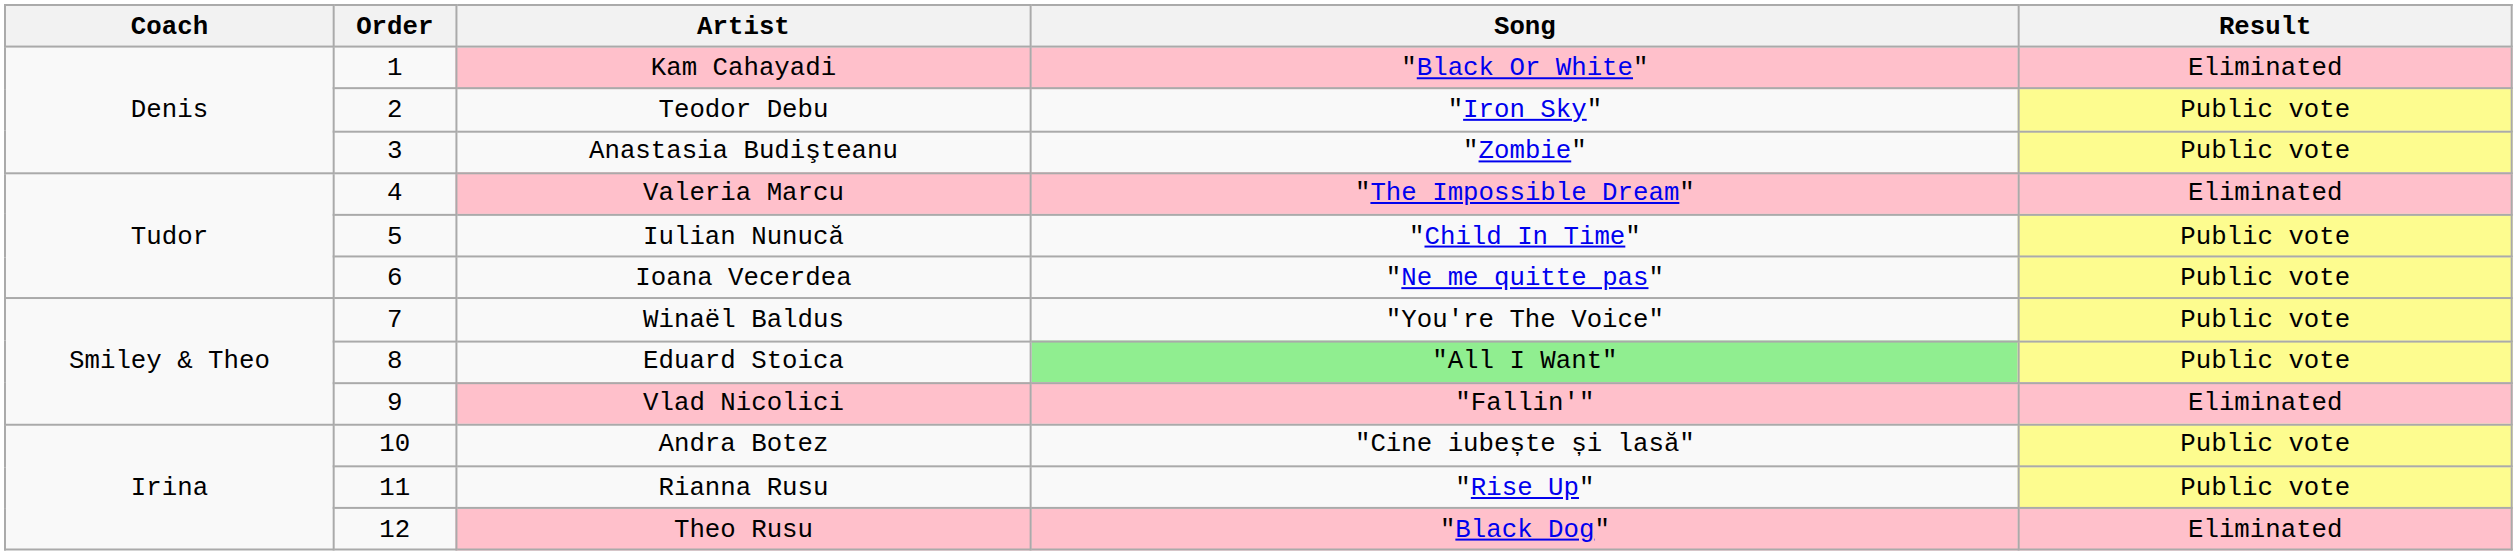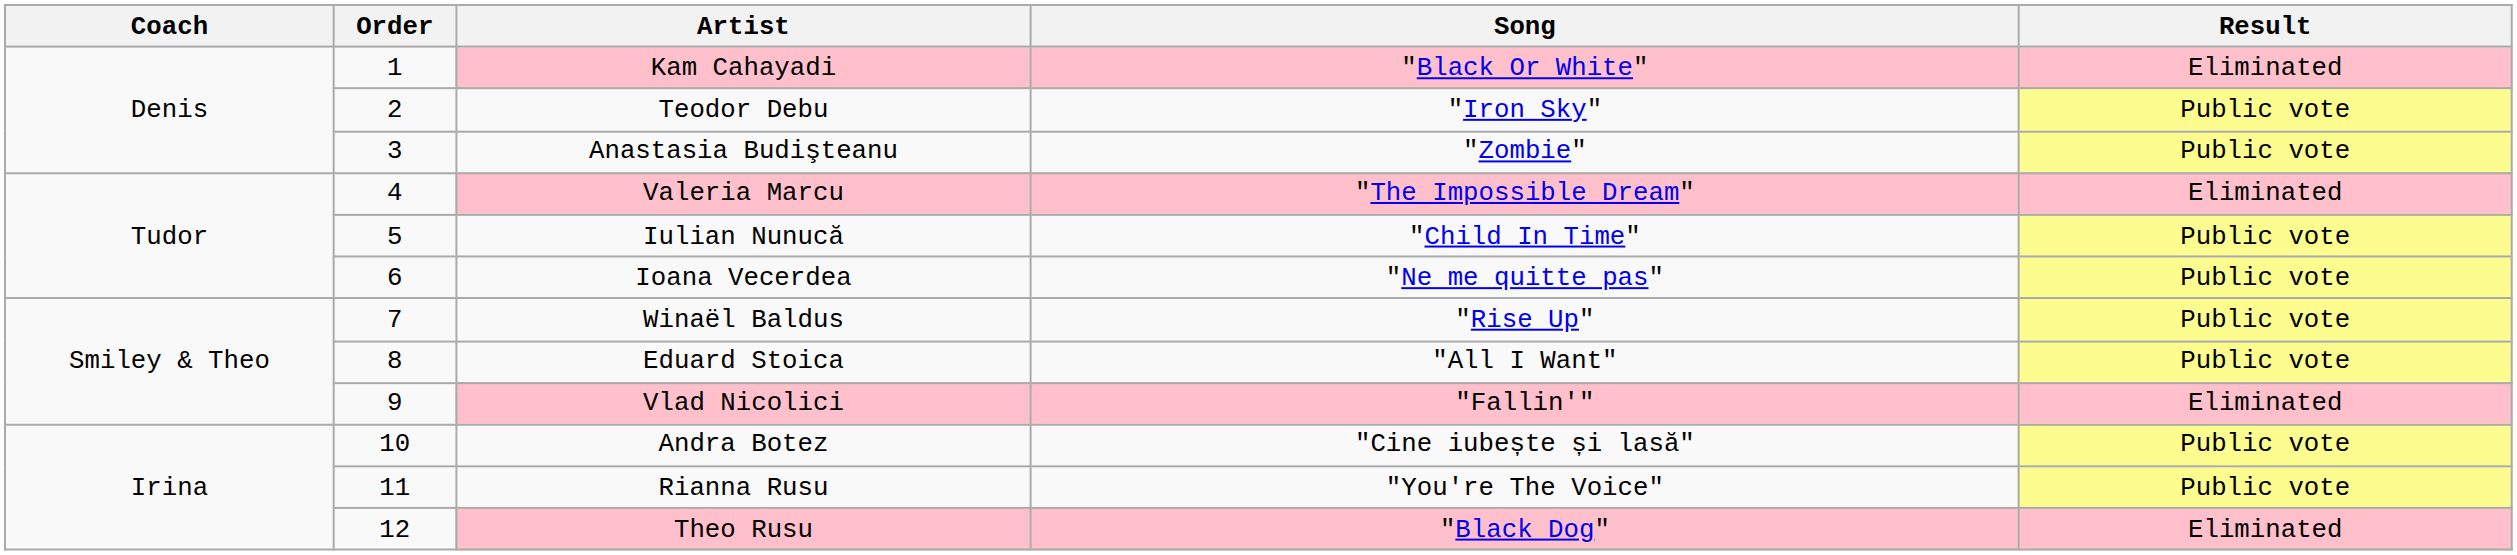(1525, 320) "You're The Voice" -> (1525, 320) "Rise Up"
(1525, 362) lightgreen background -> (1525, 362) no background
(1525, 487) "Rise Up" -> (1525, 487) "You're The Voice"
